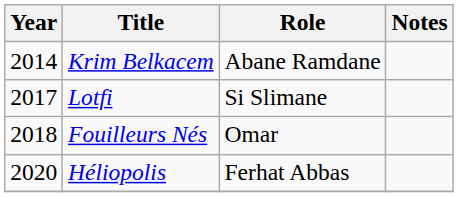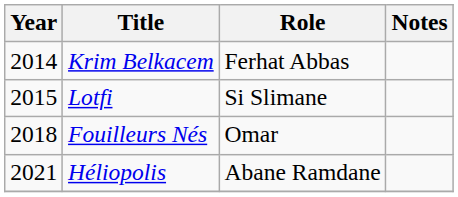(303, 60) Abane Ramdane -> (287, 60) Ferhat Abbas
(34, 97) 2017 -> (34, 97) 2015
(34, 172) 2020 -> (34, 172) 2021
(287, 172) Ferhat Abbas -> (303, 172) Abane Ramdane
